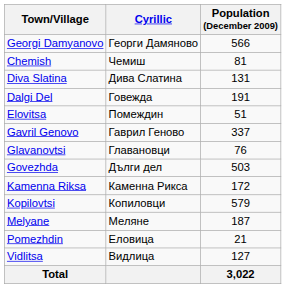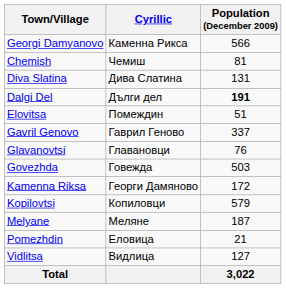(153, 43) Георги Дамяново -> (148, 43) Каменна Рикса
(130, 97) Говежда -> (135, 97) Дълги дел
(241, 97) normal -> (241, 97) bold
(135, 168) Дълги дел -> (130, 168) Говежда
(148, 185) Каменна Рикса -> (153, 185) Георги Дамяново
